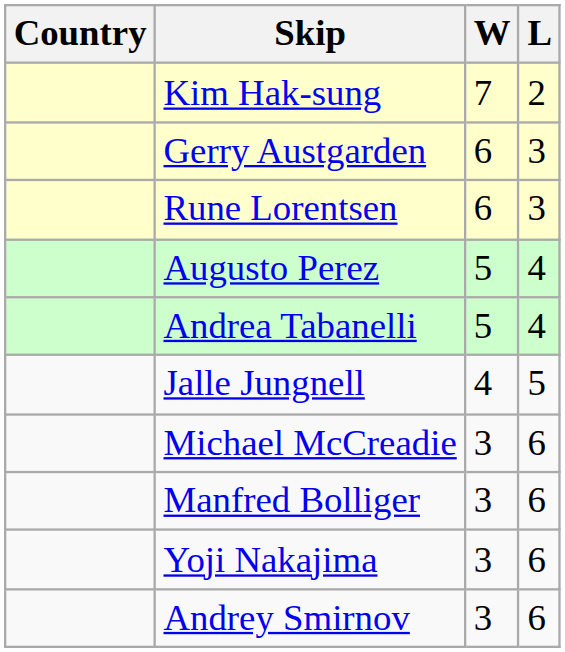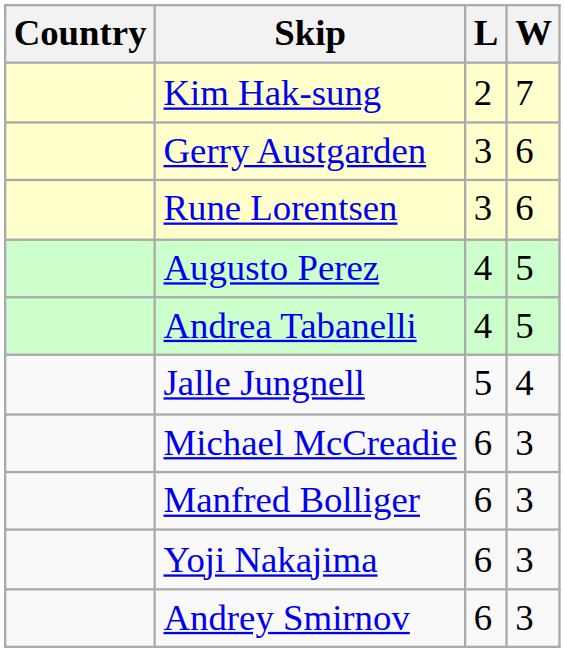columns swapped: (492, 33) <-> (540, 33)
